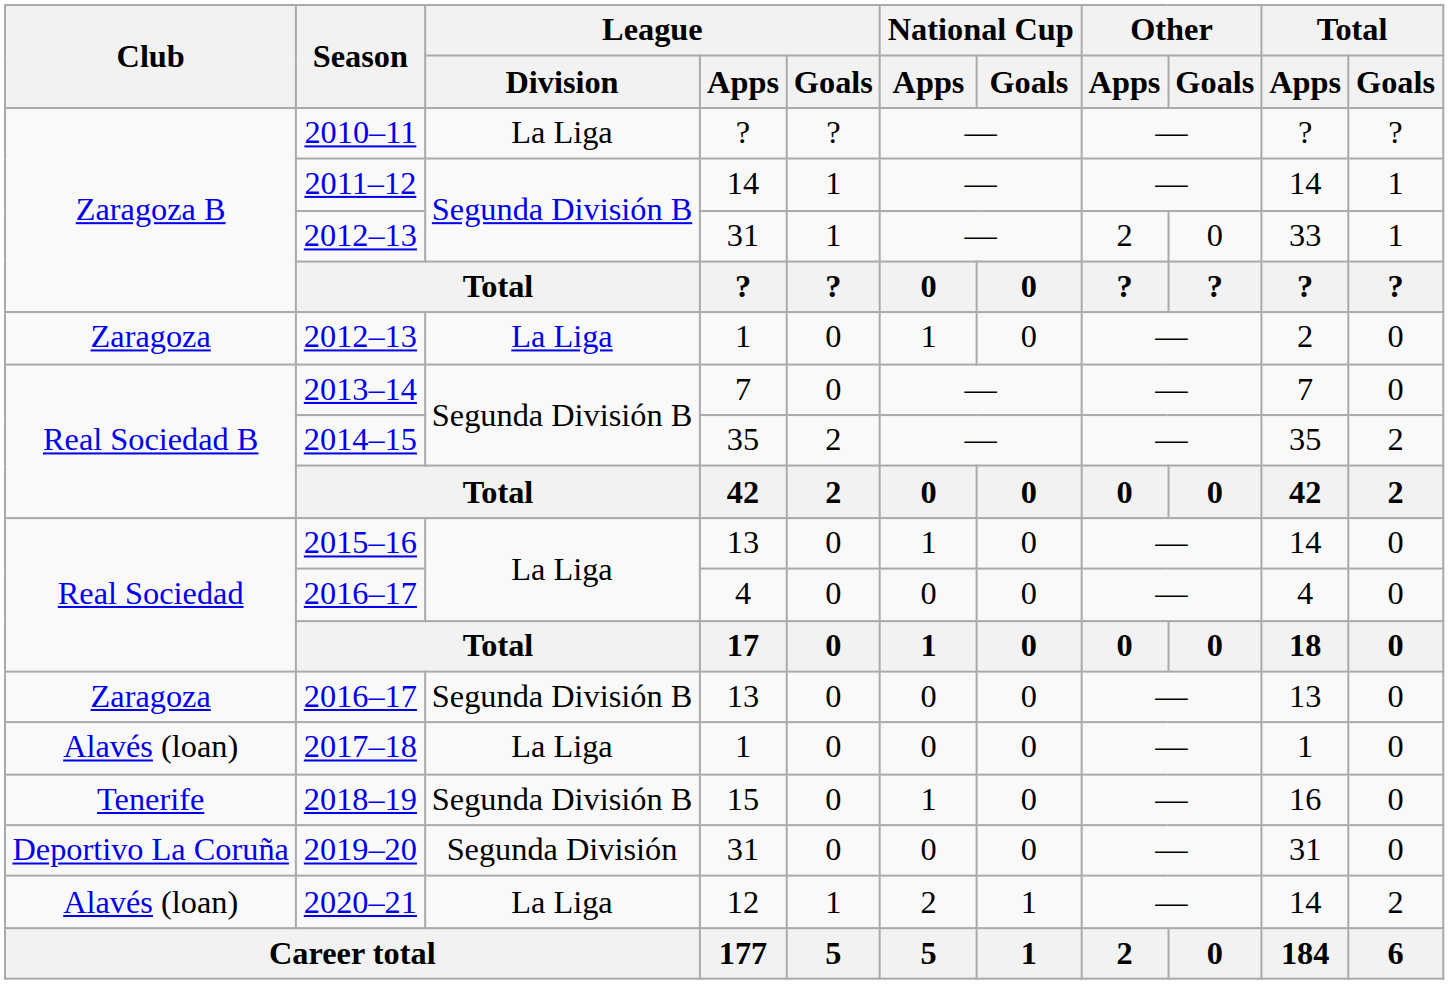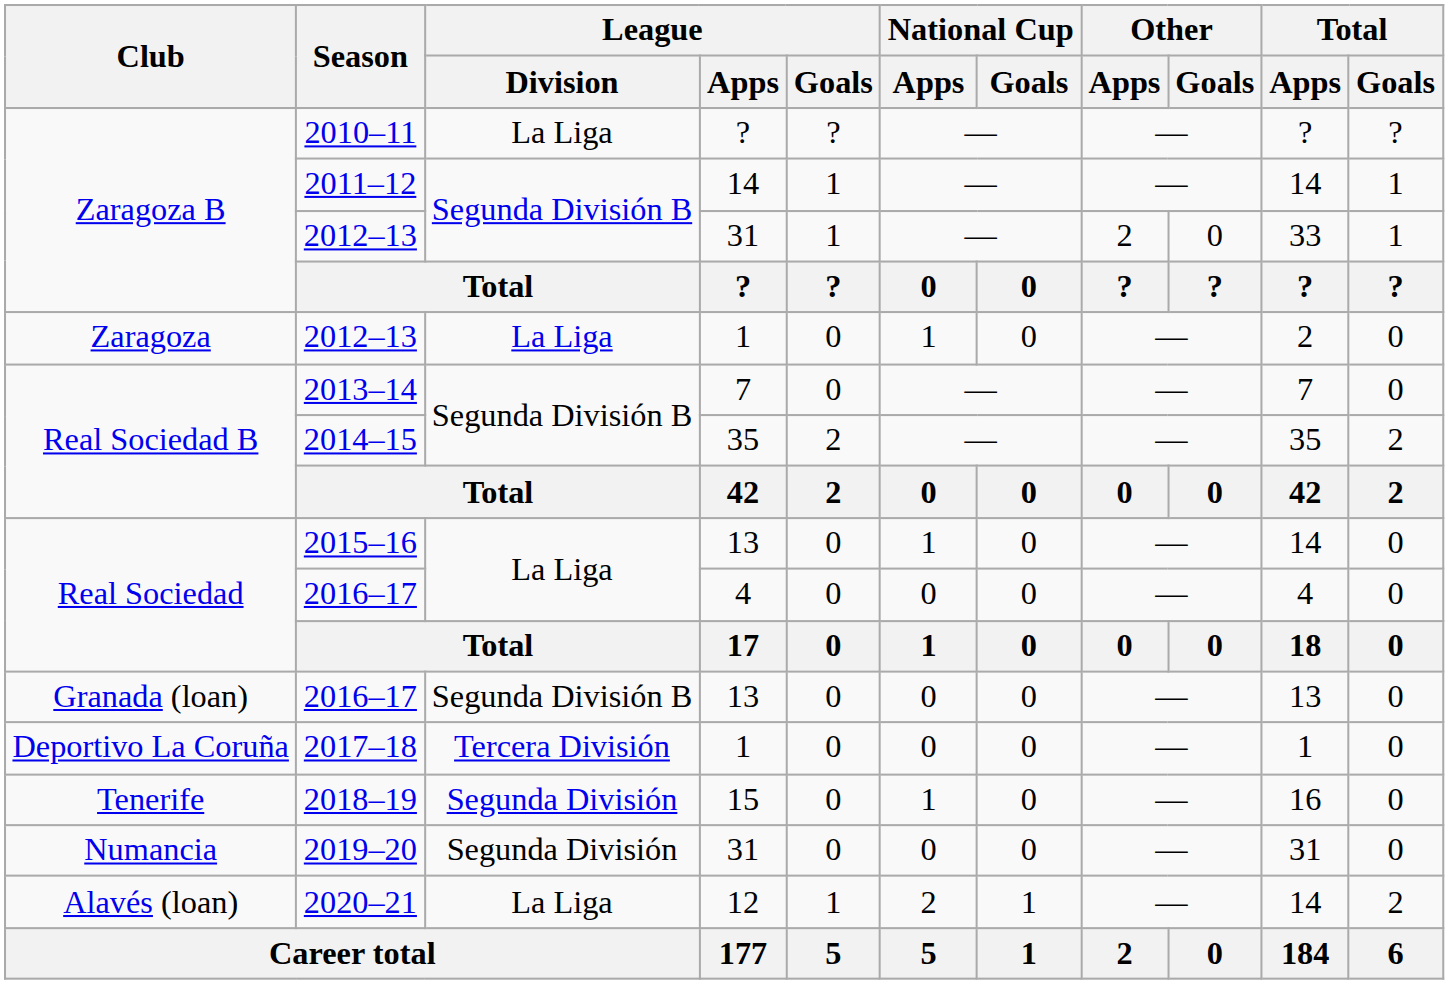(151, 696) Zaragoza -> (151, 696) Granada (loan)
(151, 747) Alavés (loan) -> (151, 747) Deportivo La Coruña
(562, 747) La Liga -> (562, 747) Tercera División
(562, 798) Segunda División B -> (562, 798) Segunda División
(151, 850) Deportivo La Coruña -> (151, 850) Numancia
